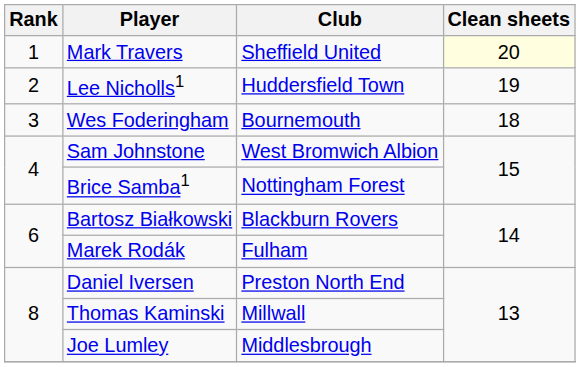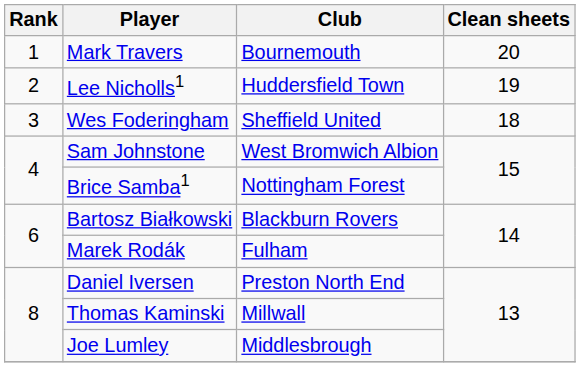(311, 51) Sheffield United -> (301, 51) Bournemouth
(509, 51) lightyellow background -> (509, 51) no background
(301, 119) Bournemouth -> (311, 119) Sheffield United
